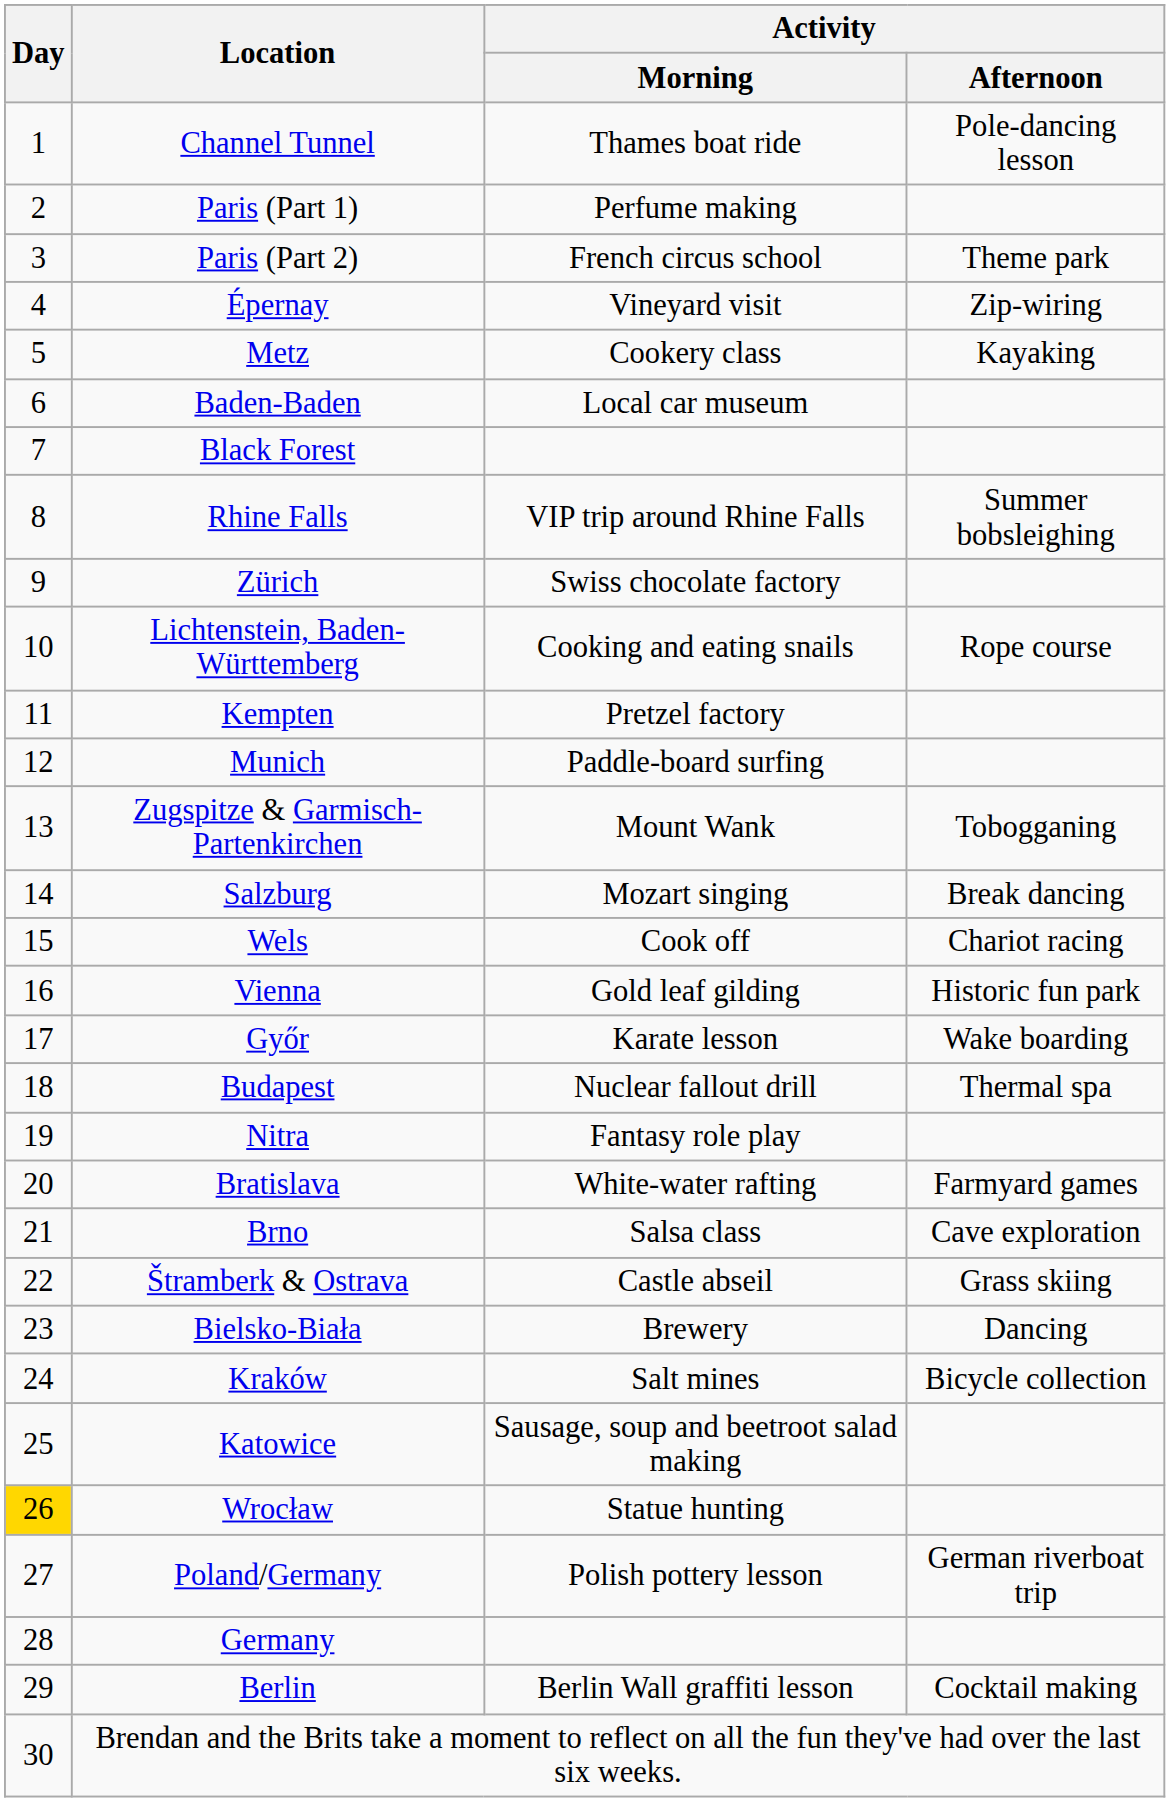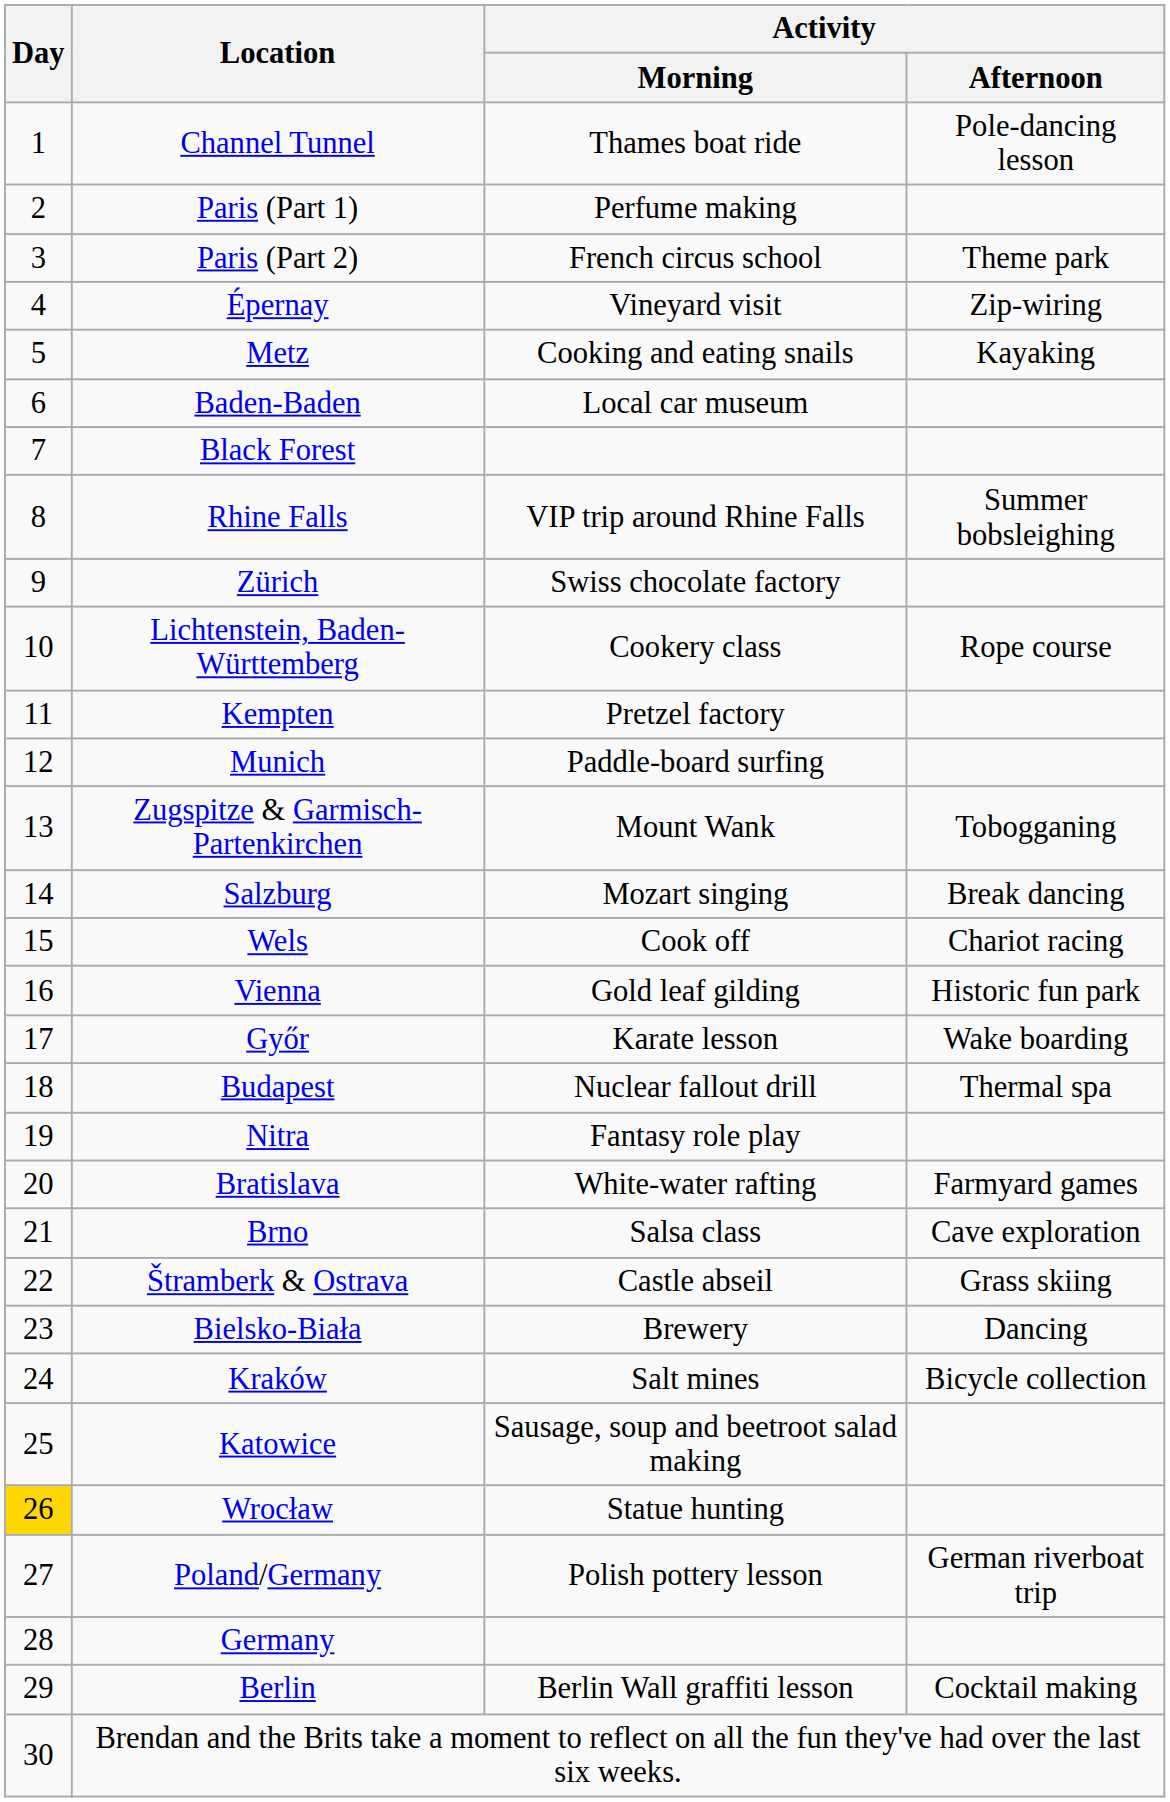(695, 353) Cookery class -> (695, 353) Cooking and eating snails
(695, 647) Cooking and eating snails -> (695, 647) Cookery class
